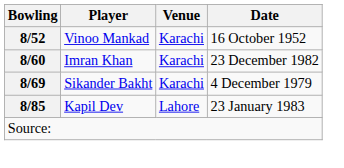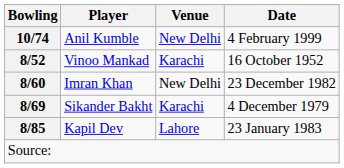+ row: (102, 38)
(181, 60) Karachi -> (190, 83) New Delhi
